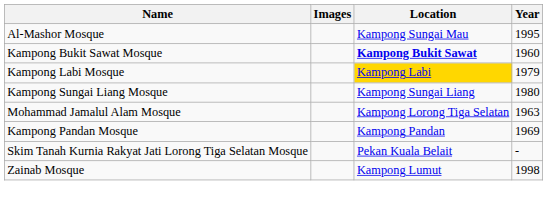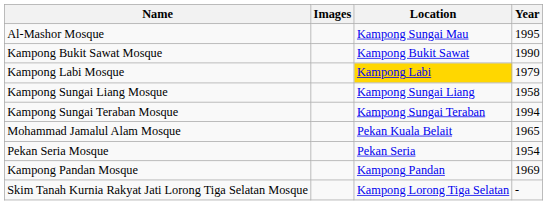(417, 53) bold -> (413, 53) normal
(527, 53) 1960 -> (527, 53) 1990
(527, 92) 1980 -> (527, 92) 1958
+ row: (93, 111)
(433, 111) Kampong Lorong Tiga Selatan -> (405, 131) Pekan Kuala Belait
(527, 111) 1963 -> (527, 131) 1965
+ row: (58, 151)
(405, 151) Pekan Kuala Belait -> (433, 190) Kampong Lorong Tiga Selatan
- row: (46, 170)
